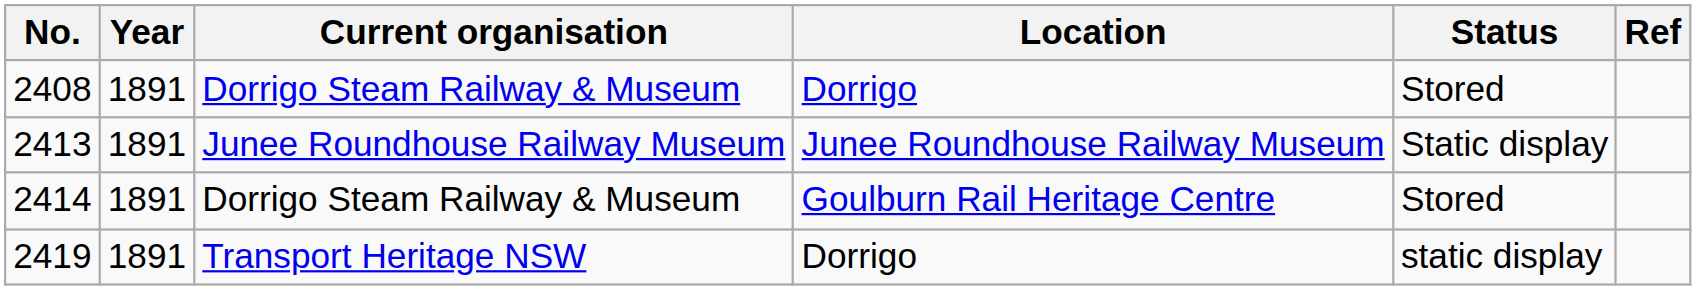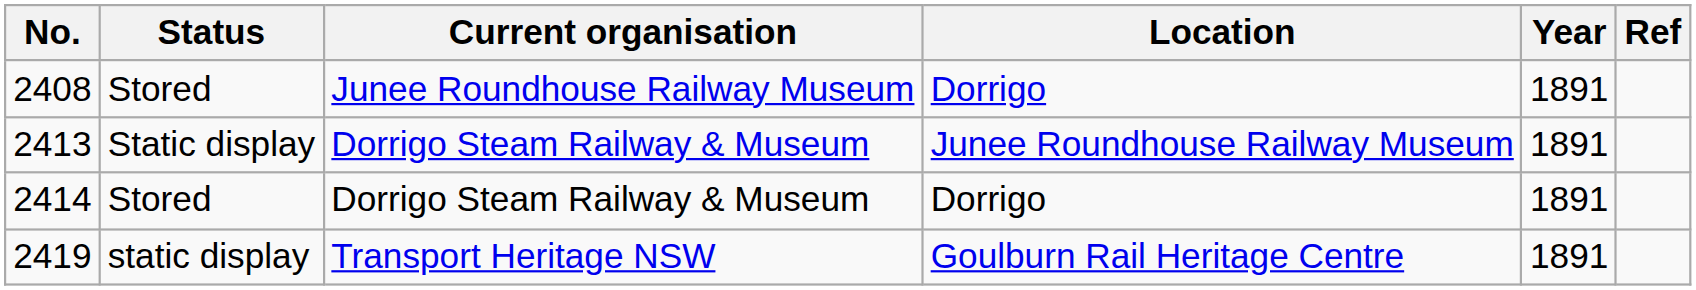columns swapped: (147, 32) <-> (1505, 32)
(471, 88) Dorrigo Steam Railway & Museum -> (623, 88) Junee Roundhouse Railway Museum
(494, 144) Junee Roundhouse Railway Museum -> (600, 144) Dorrigo Steam Railway & Museum
(1038, 199) Goulburn Rail Heritage Centre -> (988, 199) Dorrigo
(859, 255) Dorrigo -> (1167, 255) Goulburn Rail Heritage Centre
